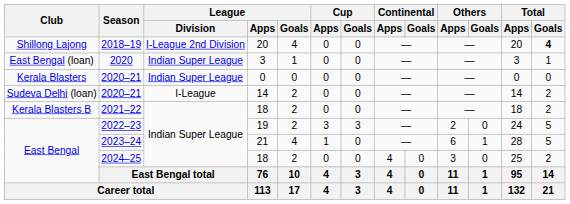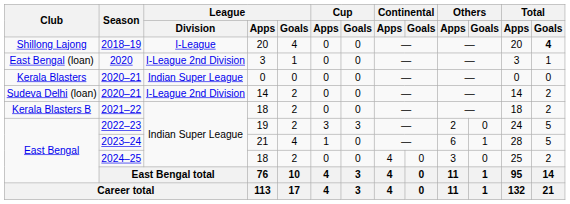(195, 45) I-League 2nd Division -> (195, 45) I-League
(195, 61) Indian Super League -> (195, 61) I-League 2nd Division
(195, 93) I-League -> (195, 93) I-League 2nd Division
